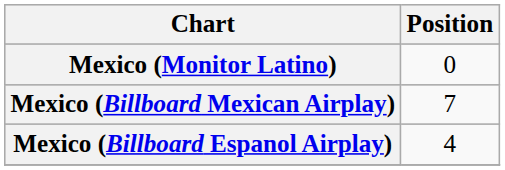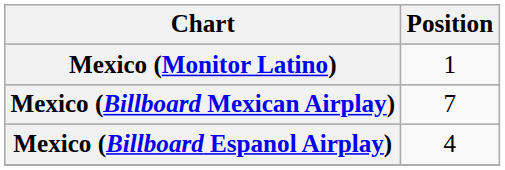(450, 64) 0 -> (450, 64) 1
